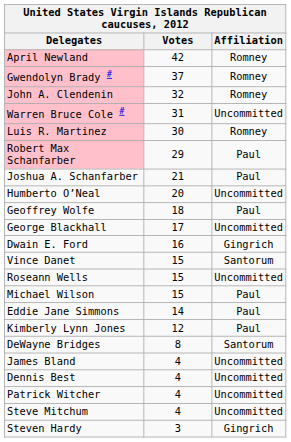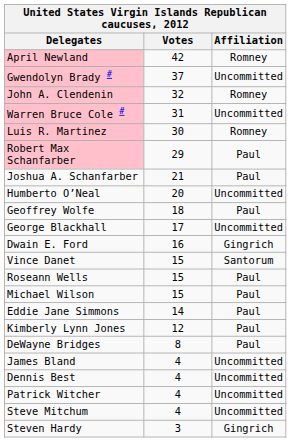(249, 77) Romney -> (249, 77) Uncommitted
(249, 278) Uncommitted -> (249, 278) Paul
(249, 345) Santorum -> (249, 345) Paul
